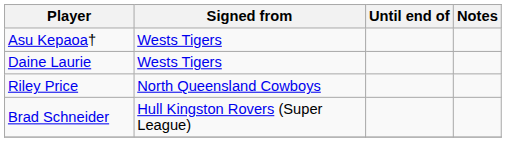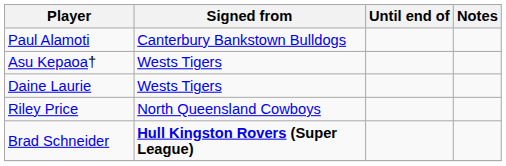+ row: (49, 40)
(230, 117) normal -> (237, 141) bold
